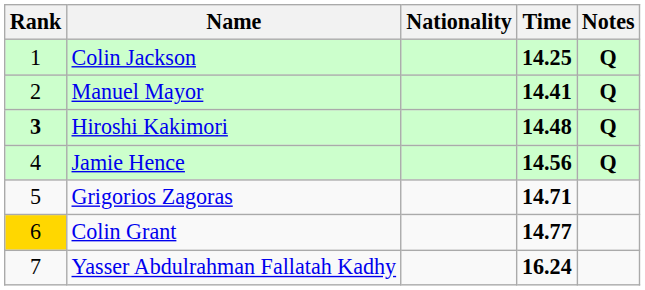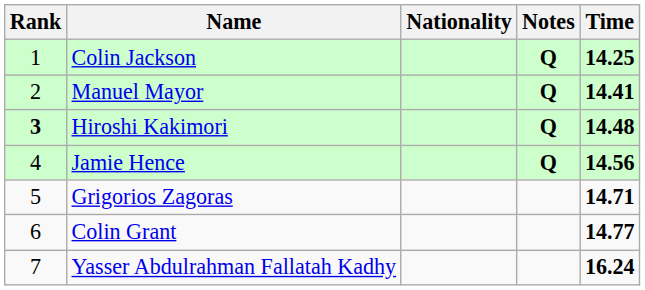columns swapped: (547, 22) <-> (608, 22)
(36, 232) gold background -> (36, 232) no background
